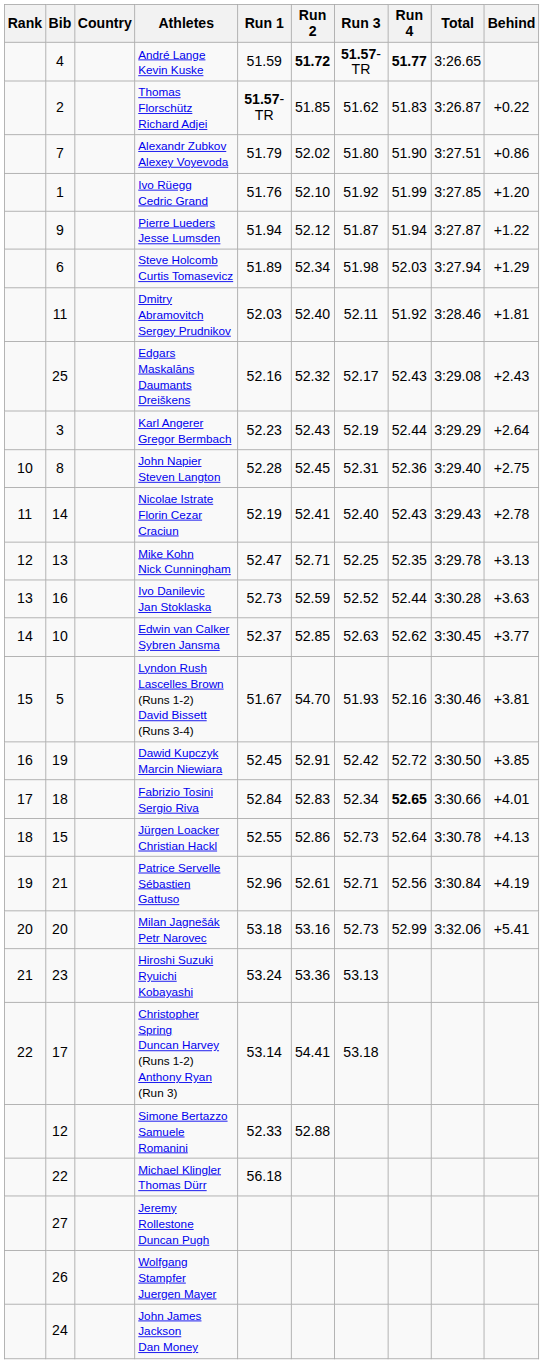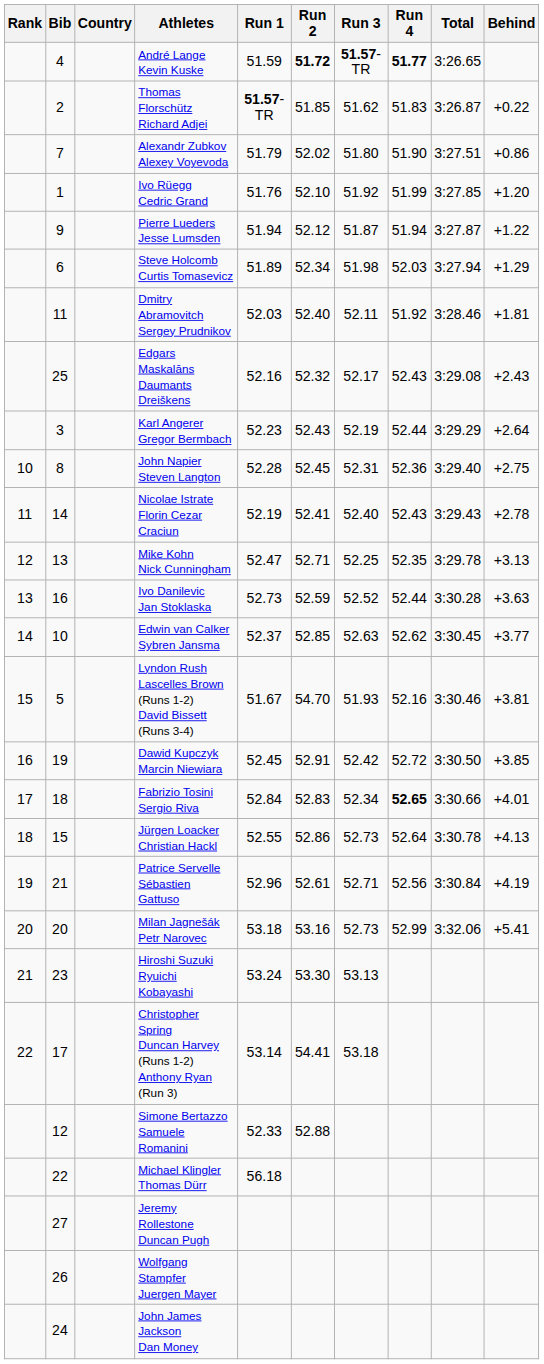(313, 975) 53.36 -> (313, 975) 53.30
